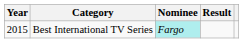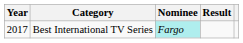(17, 29) 2015 -> (17, 29) 2017
